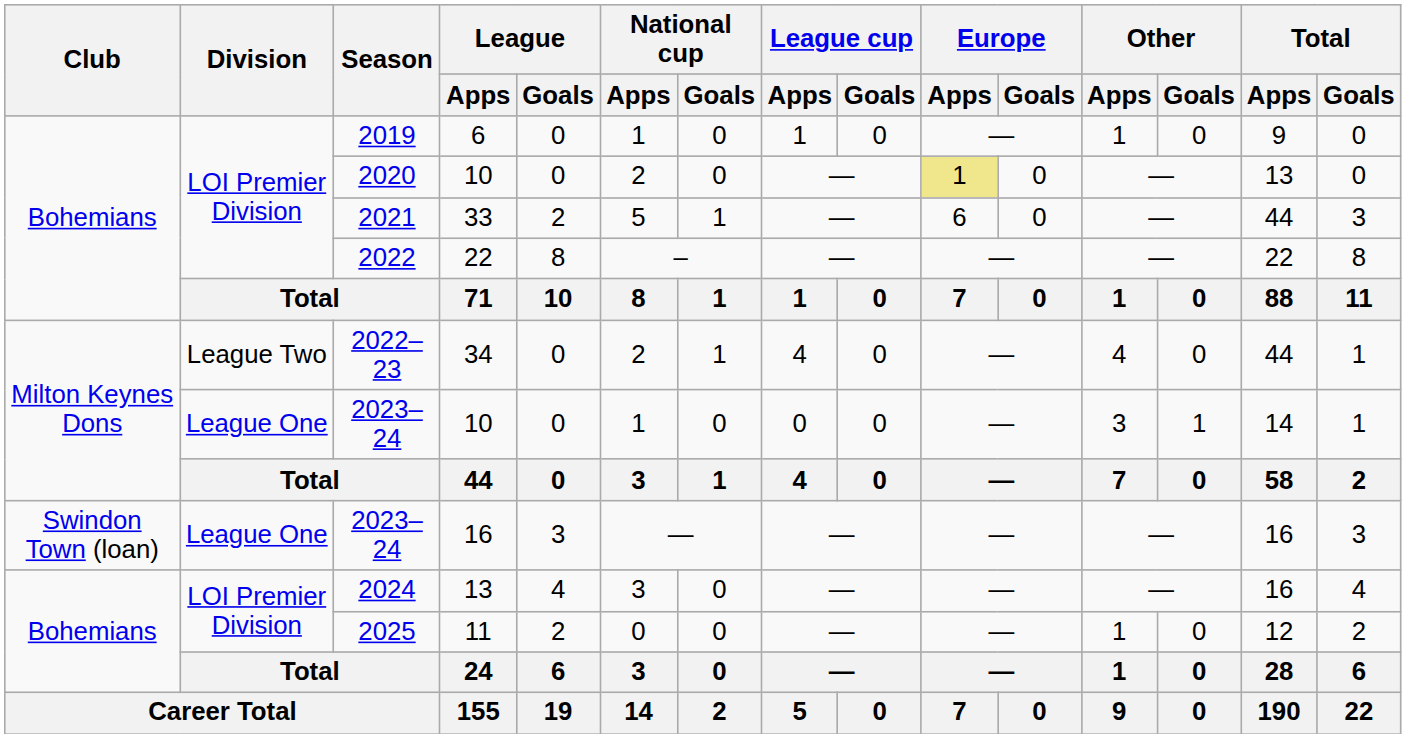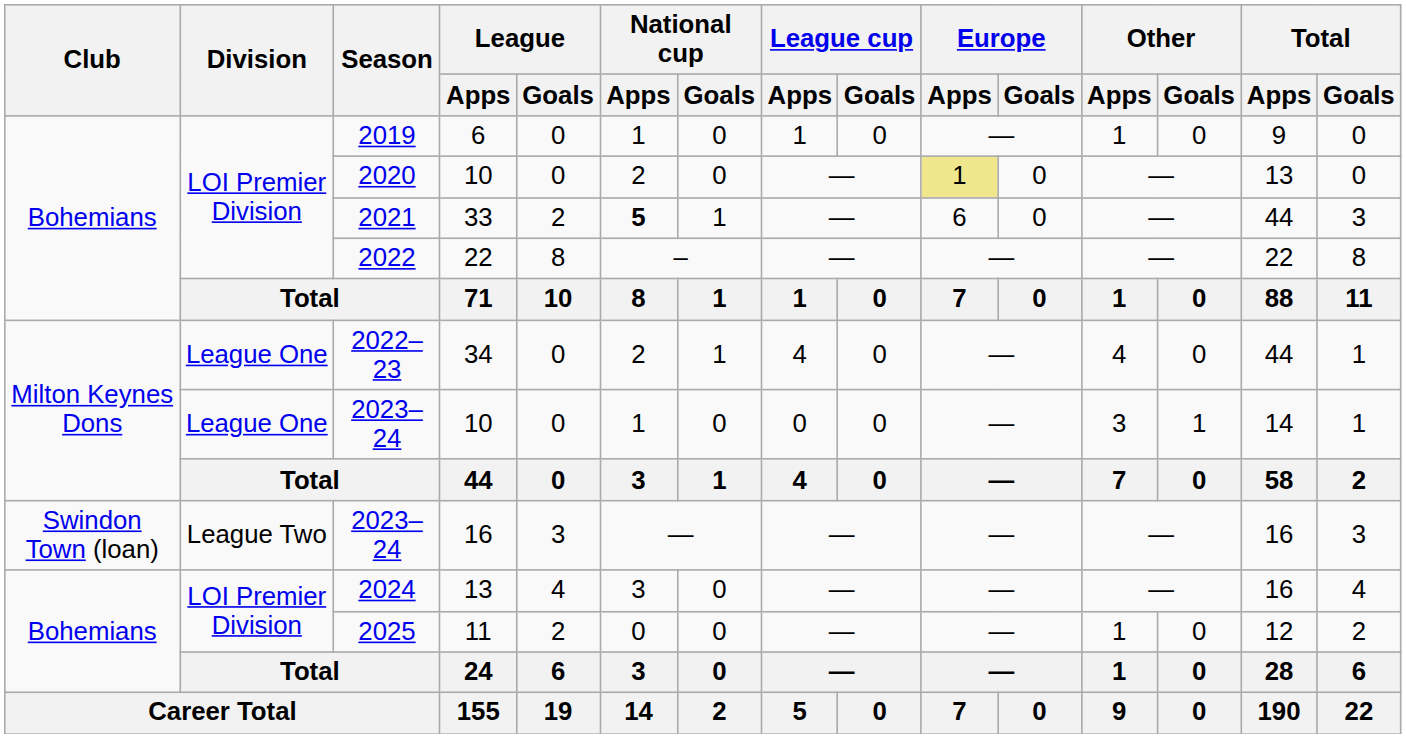(638, 217) normal -> (638, 217) bold
(257, 354) League Two -> (257, 354) League One
(257, 534) League One -> (257, 534) League Two
